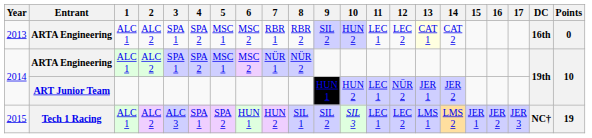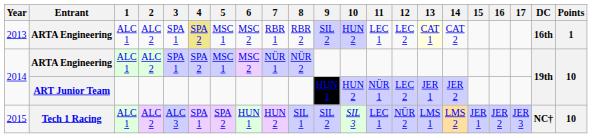(199, 34) no background -> (199, 34) khaki background
(569, 34) 0 -> (571, 34) 1
(378, 90) LEC 1 -> (379, 90) NÜR 1
(402, 90) NÜR 2 -> (405, 90) LEC 2
(402, 118) LEC 2 -> (405, 118) NÜR 2
(569, 118) 19 -> (571, 118) 10
